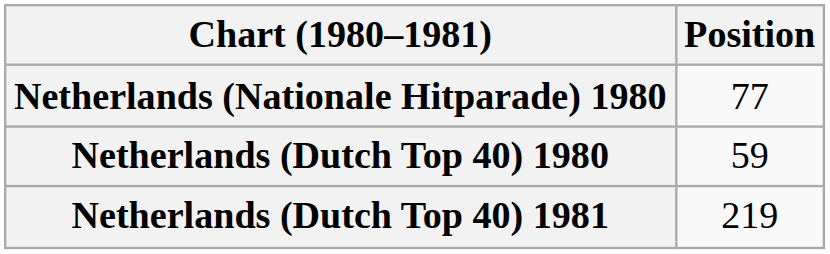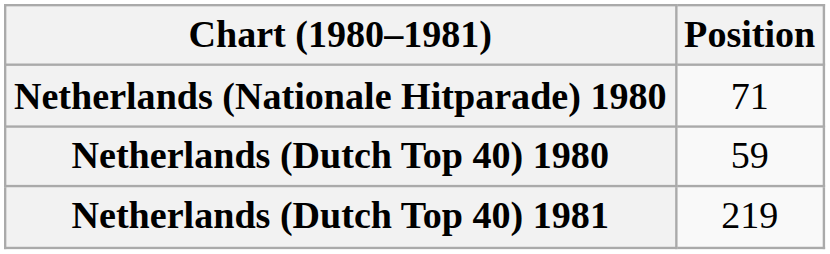(750, 95) 77 -> (750, 95) 71
